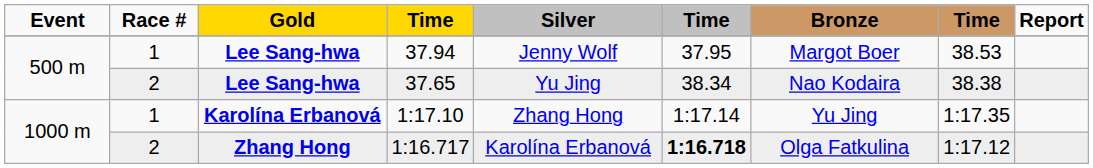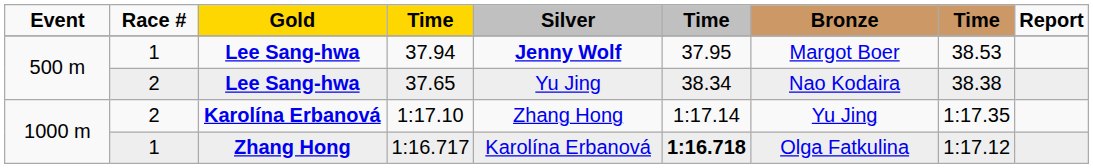(568, 52) normal -> (568, 52) bold
(154, 115) 1 -> (154, 115) 2
(154, 147) 2 -> (154, 147) 1
